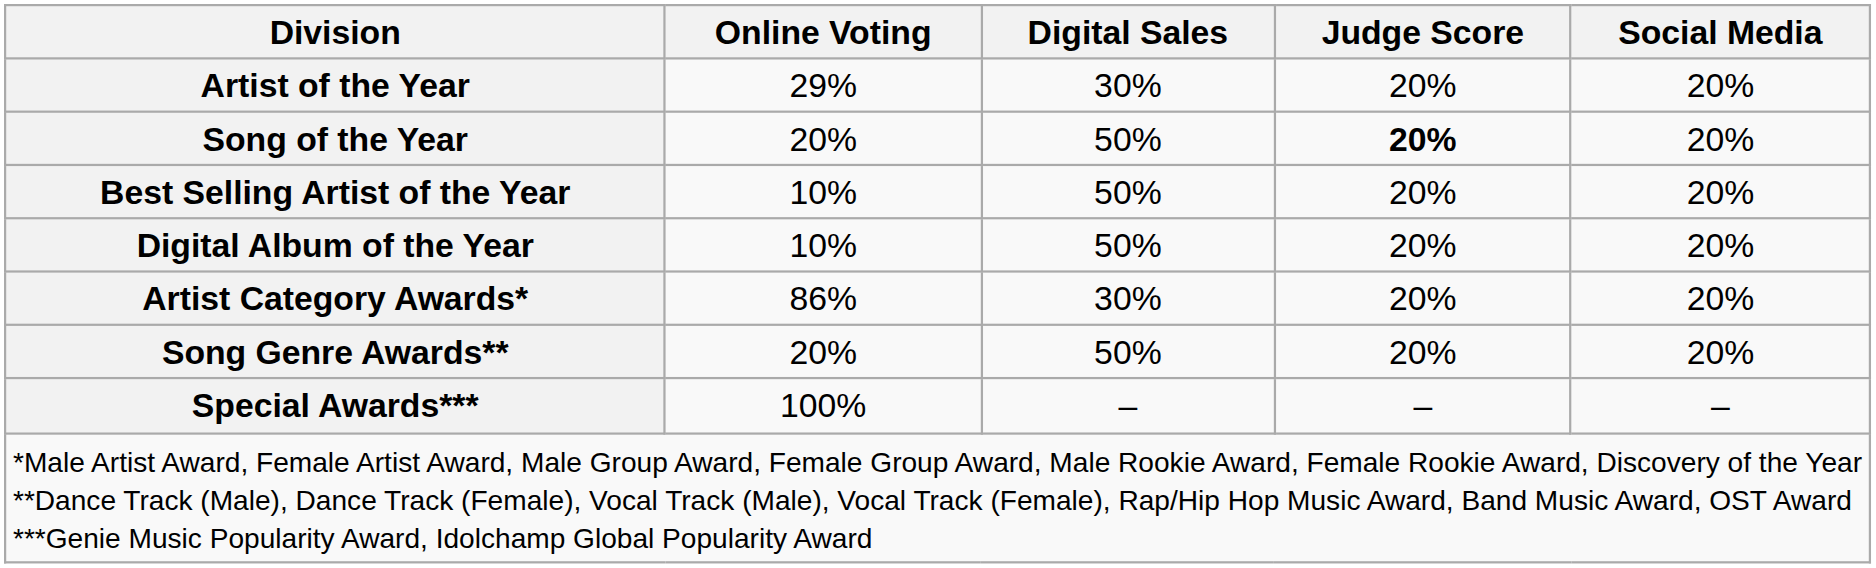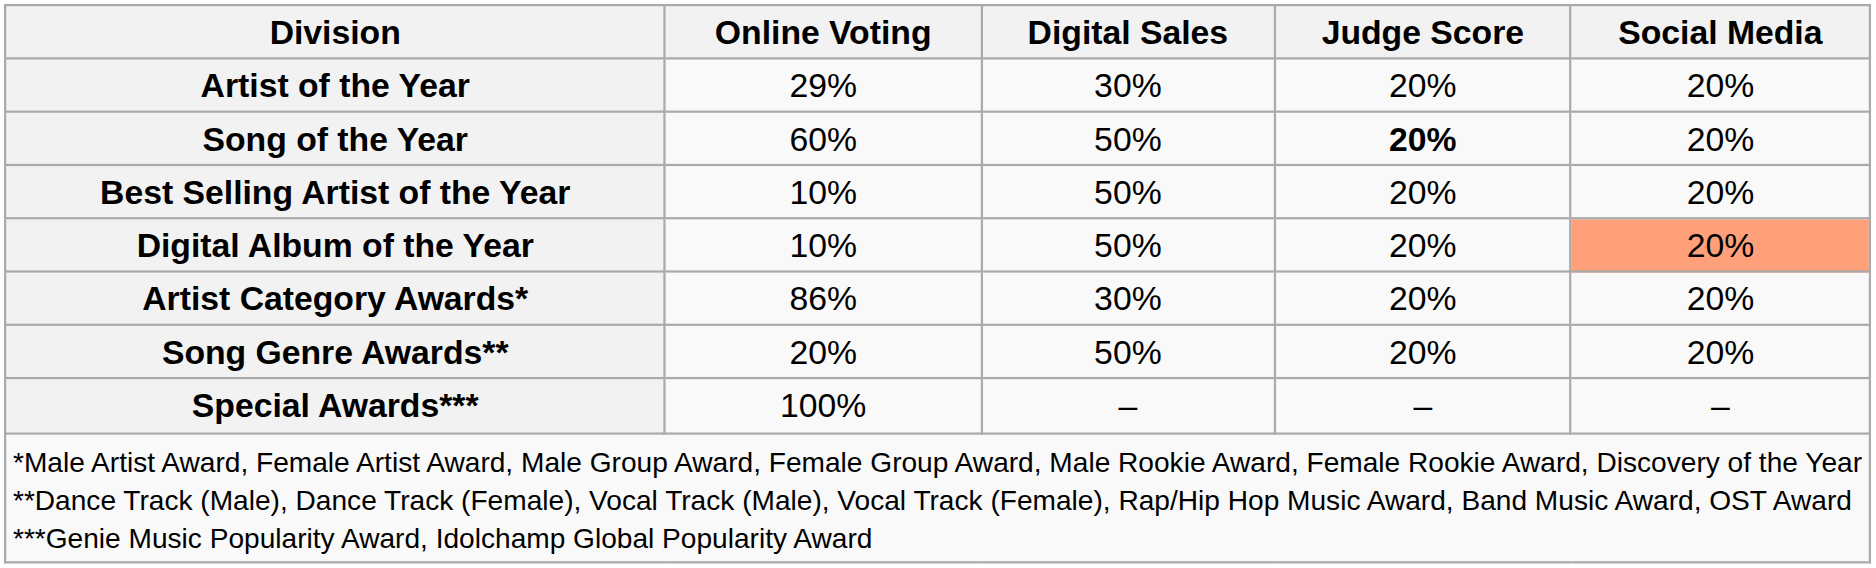(823, 139) 20% -> (823, 139) 60%
(1720, 246) no background -> (1720, 246) lightsalmon background
